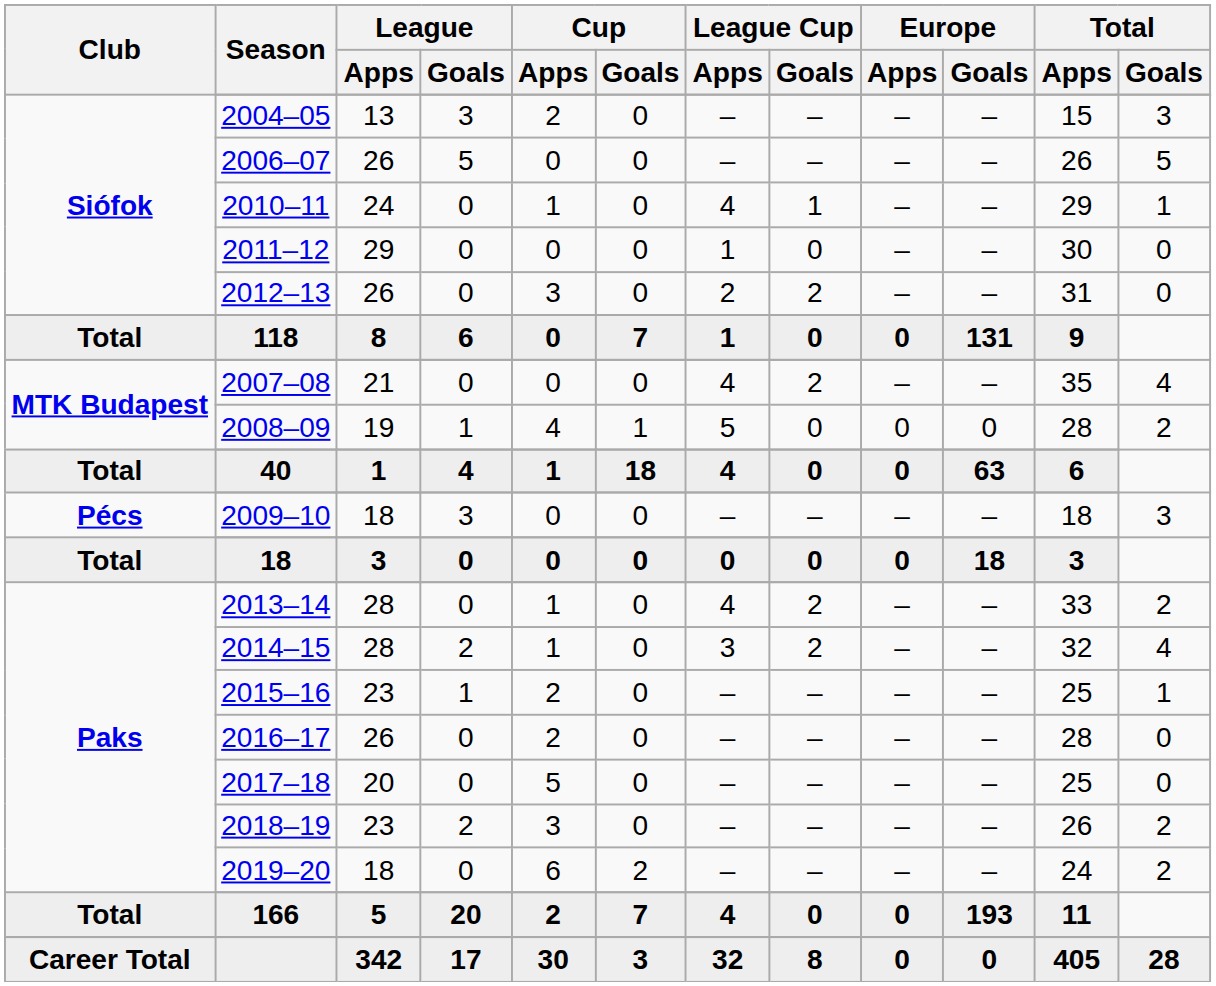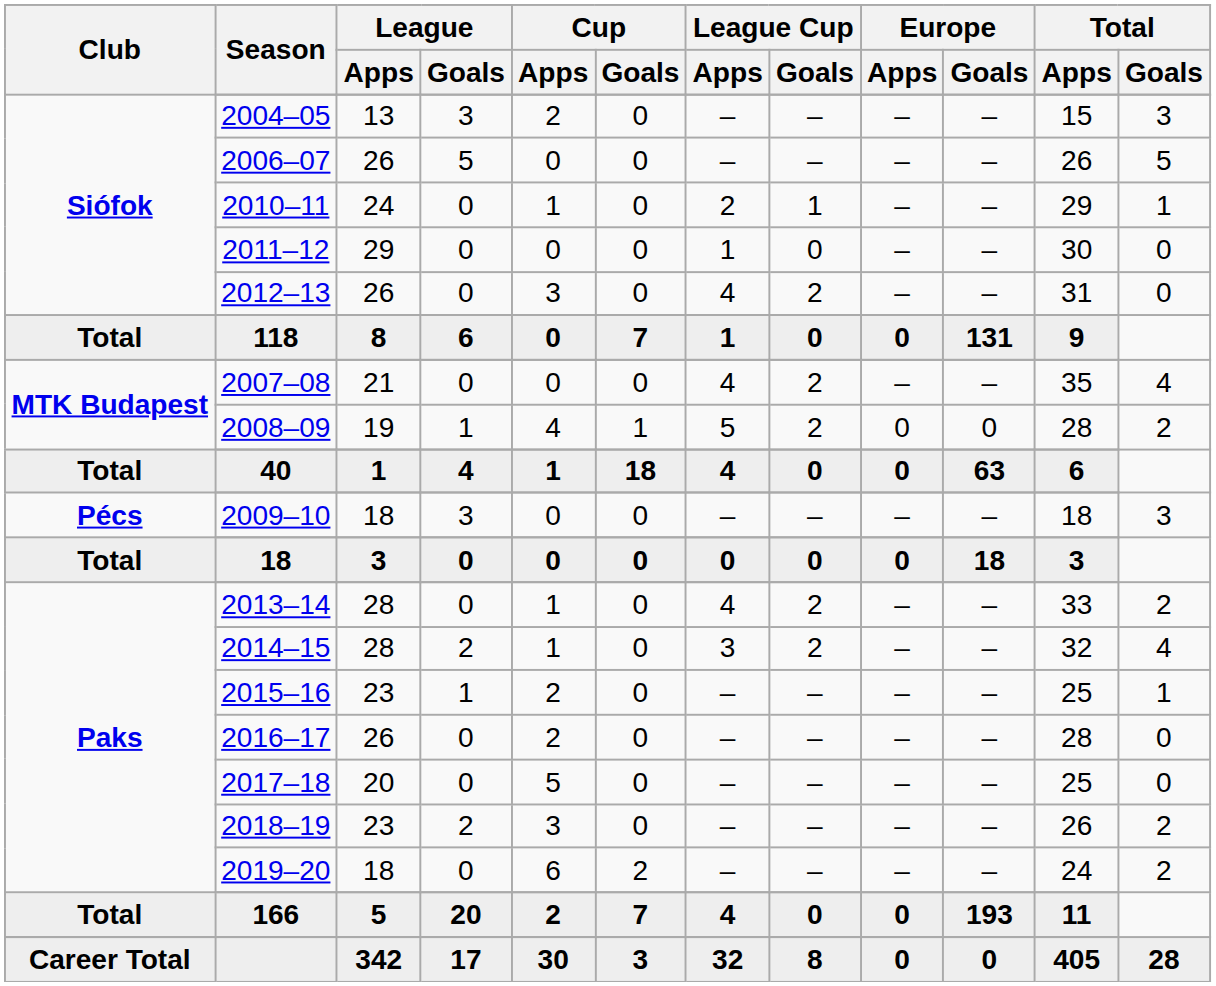(728, 205) 4 -> (728, 205) 2
(728, 294) 2 -> (728, 294) 4
(815, 427) 0 -> (815, 427) 2
